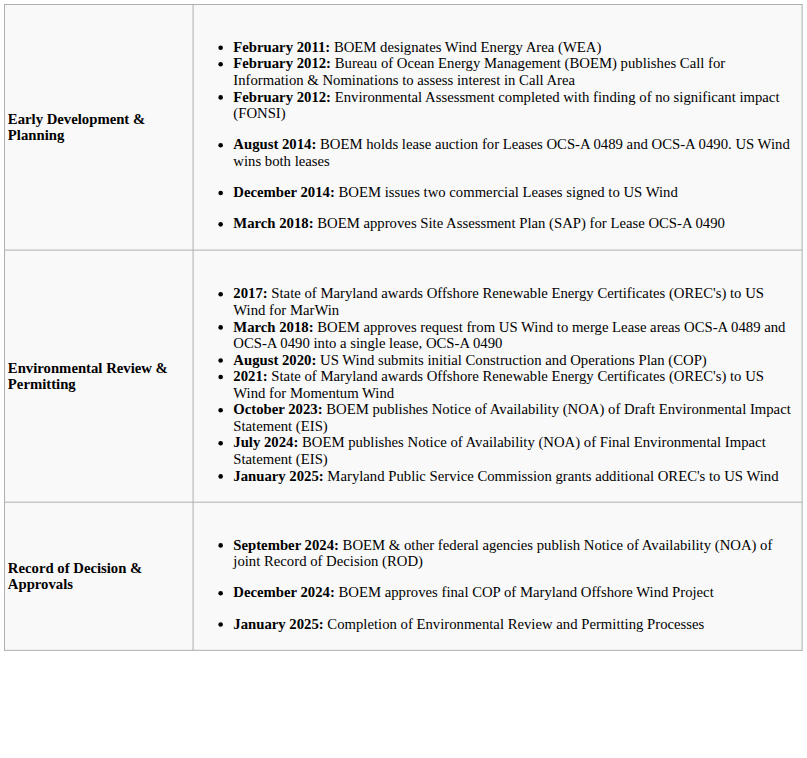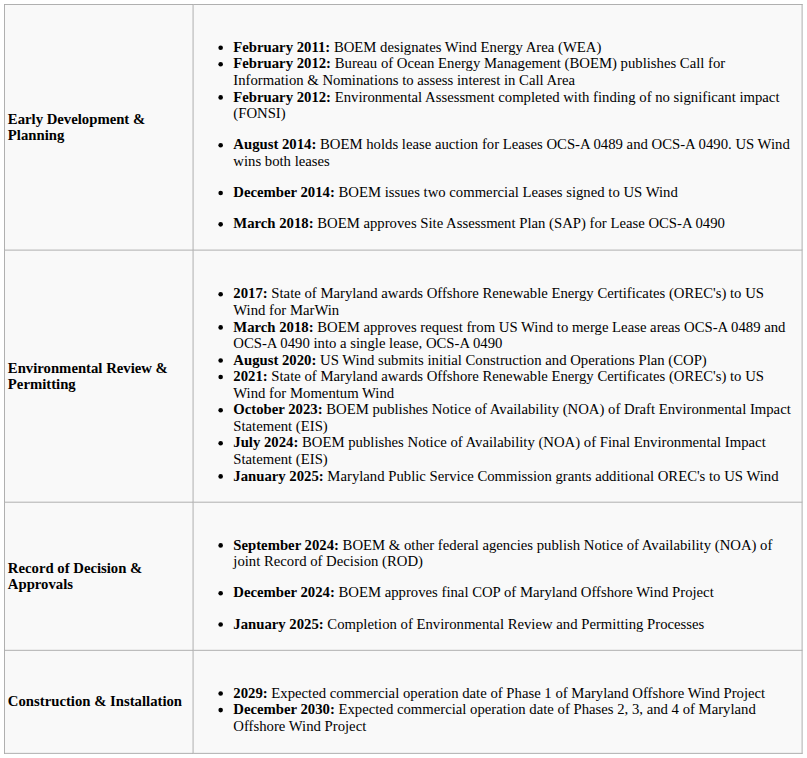+ row: (95, 701)
